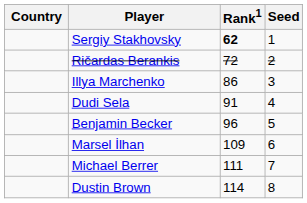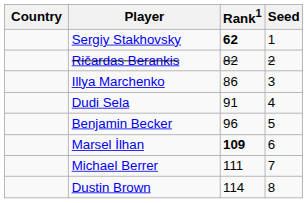(230, 60) 72 -> (230, 60) 82
(234, 144) normal -> (234, 144) bold
